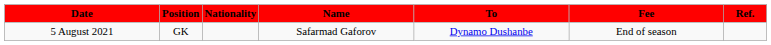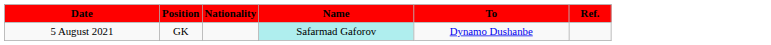- column: (646, 13)
(336, 31) no background -> (336, 31) paleturquoise background
